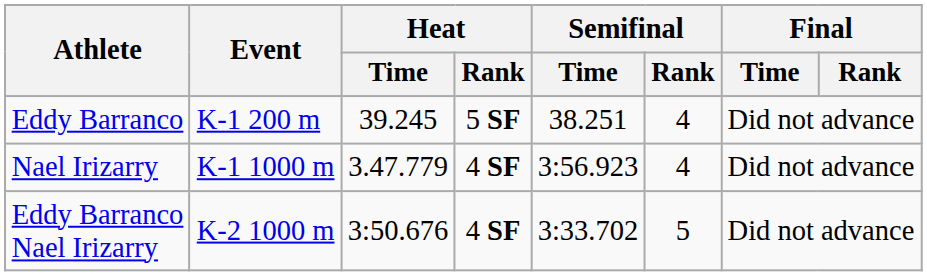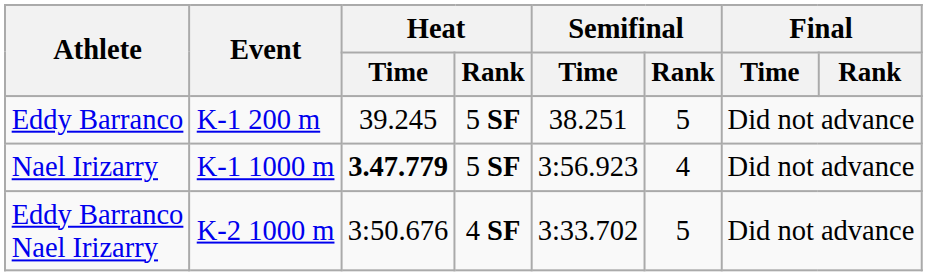(683, 119) 4 -> (683, 119) 5
(398, 166) normal -> (398, 166) bold
(493, 166) 4 SF -> (493, 166) 5 SF
